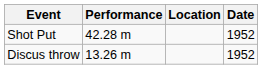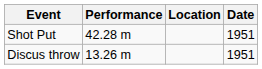(241, 35) 1952 -> (241, 35) 1951
(241, 55) 1952 -> (241, 55) 1951
